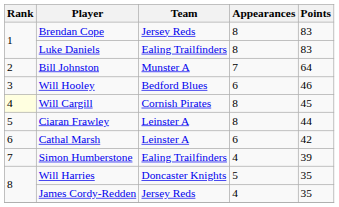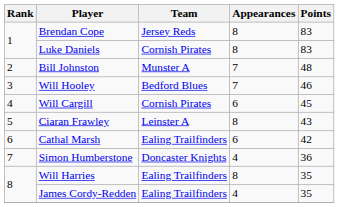(184, 49) Ealing Trailfinders -> (176, 49) Cornish Pirates
(306, 67) 64 -> (306, 67) 48
(235, 85) 6 -> (235, 85) 7
(10, 103) lightyellow background -> (10, 103) no background
(235, 103) 8 -> (235, 103) 6
(306, 121) 44 -> (306, 121) 43
(165, 139) Leinster A -> (184, 139) Ealing Trailfinders
(184, 157) Ealing Trailfinders -> (184, 157) Doncaster Knights
(306, 157) 39 -> (306, 157) 36
(184, 175) Doncaster Knights -> (184, 175) Ealing Trailfinders
(235, 175) 5 -> (235, 175) 8
(168, 193) Jersey Reds -> (184, 193) Ealing Trailfinders
